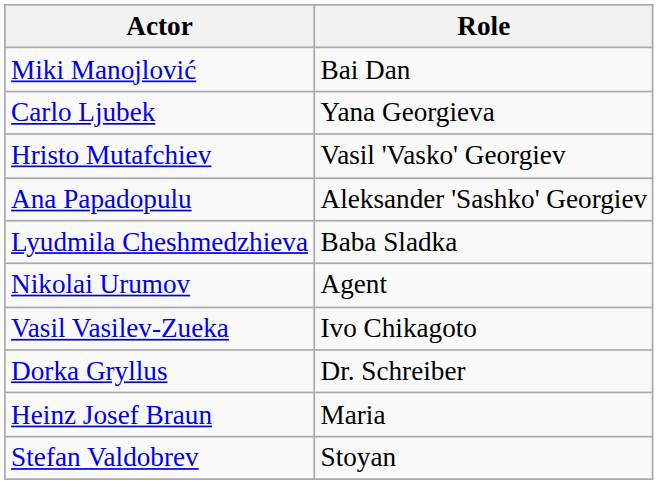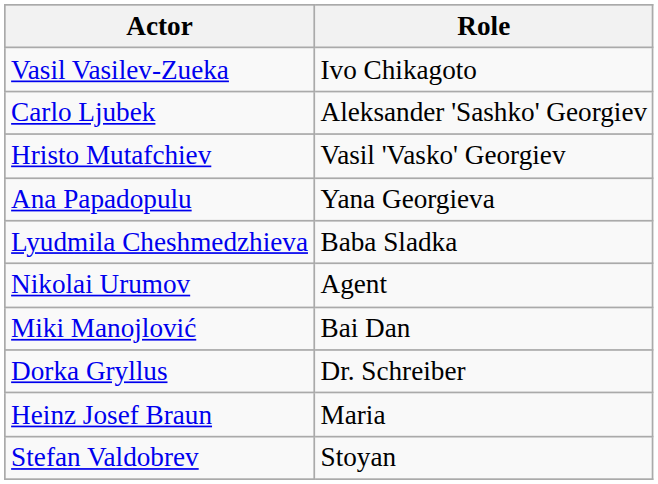rows swapped: (104, 69) <-> (120, 328)
(408, 112) Yana Georgieva -> (484, 112) Aleksander 'Sashko' Georgiev
(484, 198) Aleksander 'Sashko' Georgiev -> (408, 198) Yana Georgieva
